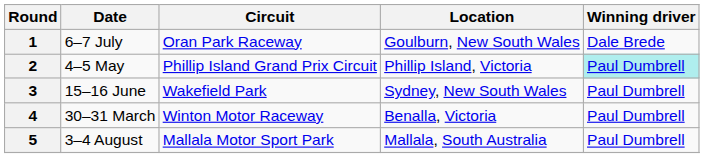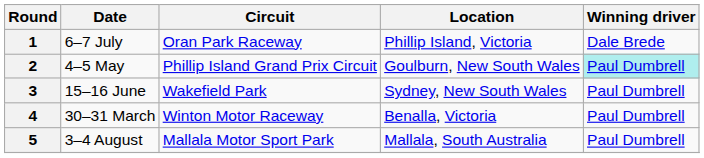(482, 42) Goulburn, New South Wales -> (458, 42) Phillip Island, Victoria
(458, 66) Phillip Island, Victoria -> (482, 66) Goulburn, New South Wales
